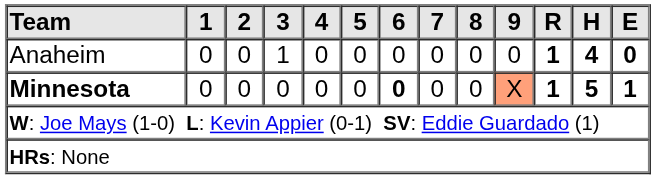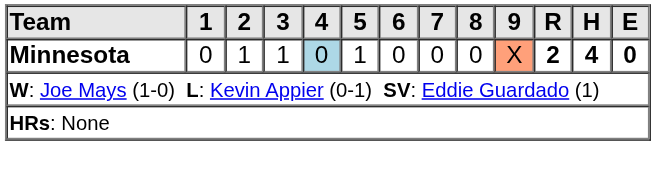- row: (58, 55)
(244, 88) 0 -> (244, 55) 1
(283, 88) 0 -> (283, 55) 1
(322, 88) no background -> (322, 55) lightblue background
(360, 88) 0 -> (360, 55) 1
(399, 88) bold -> (399, 55) normal
(553, 88) 1 -> (553, 55) 2
(592, 88) 5 -> (592, 55) 4
(630, 88) 1 -> (630, 55) 0
